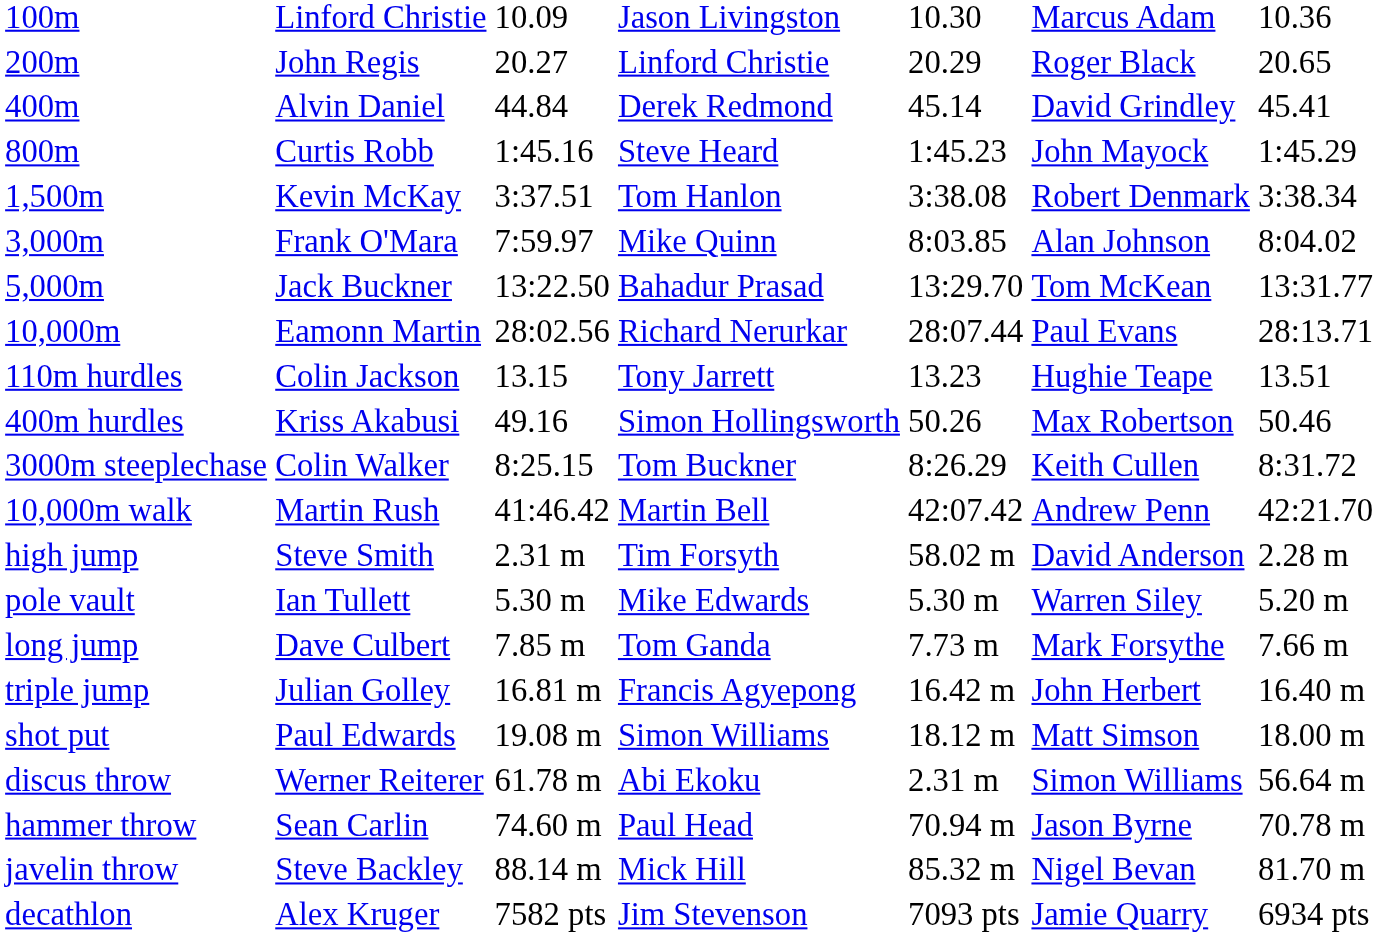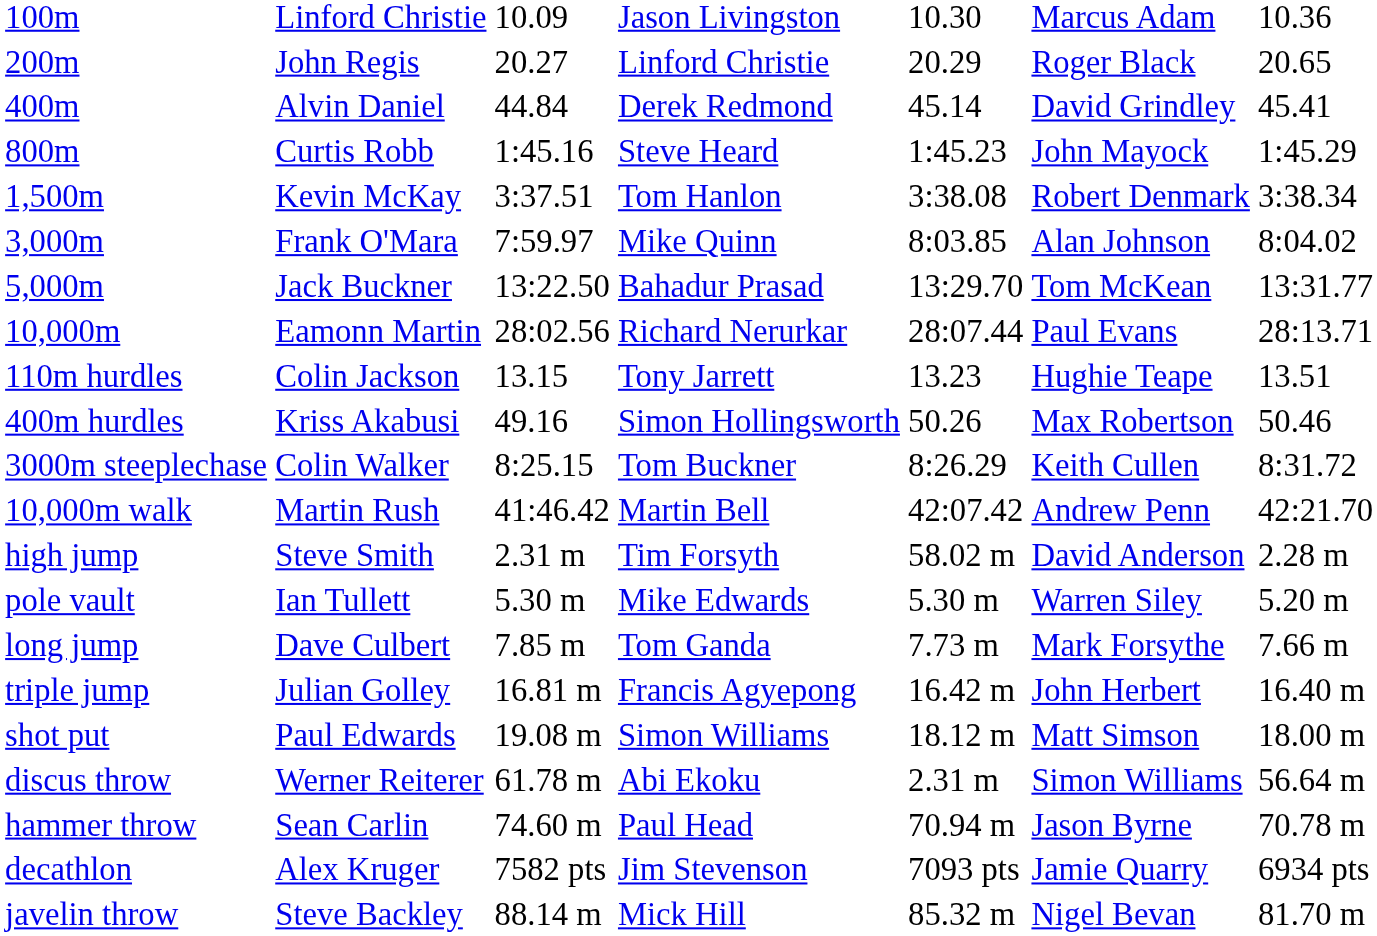rows swapped: (92, 869) <-> (69, 914)
